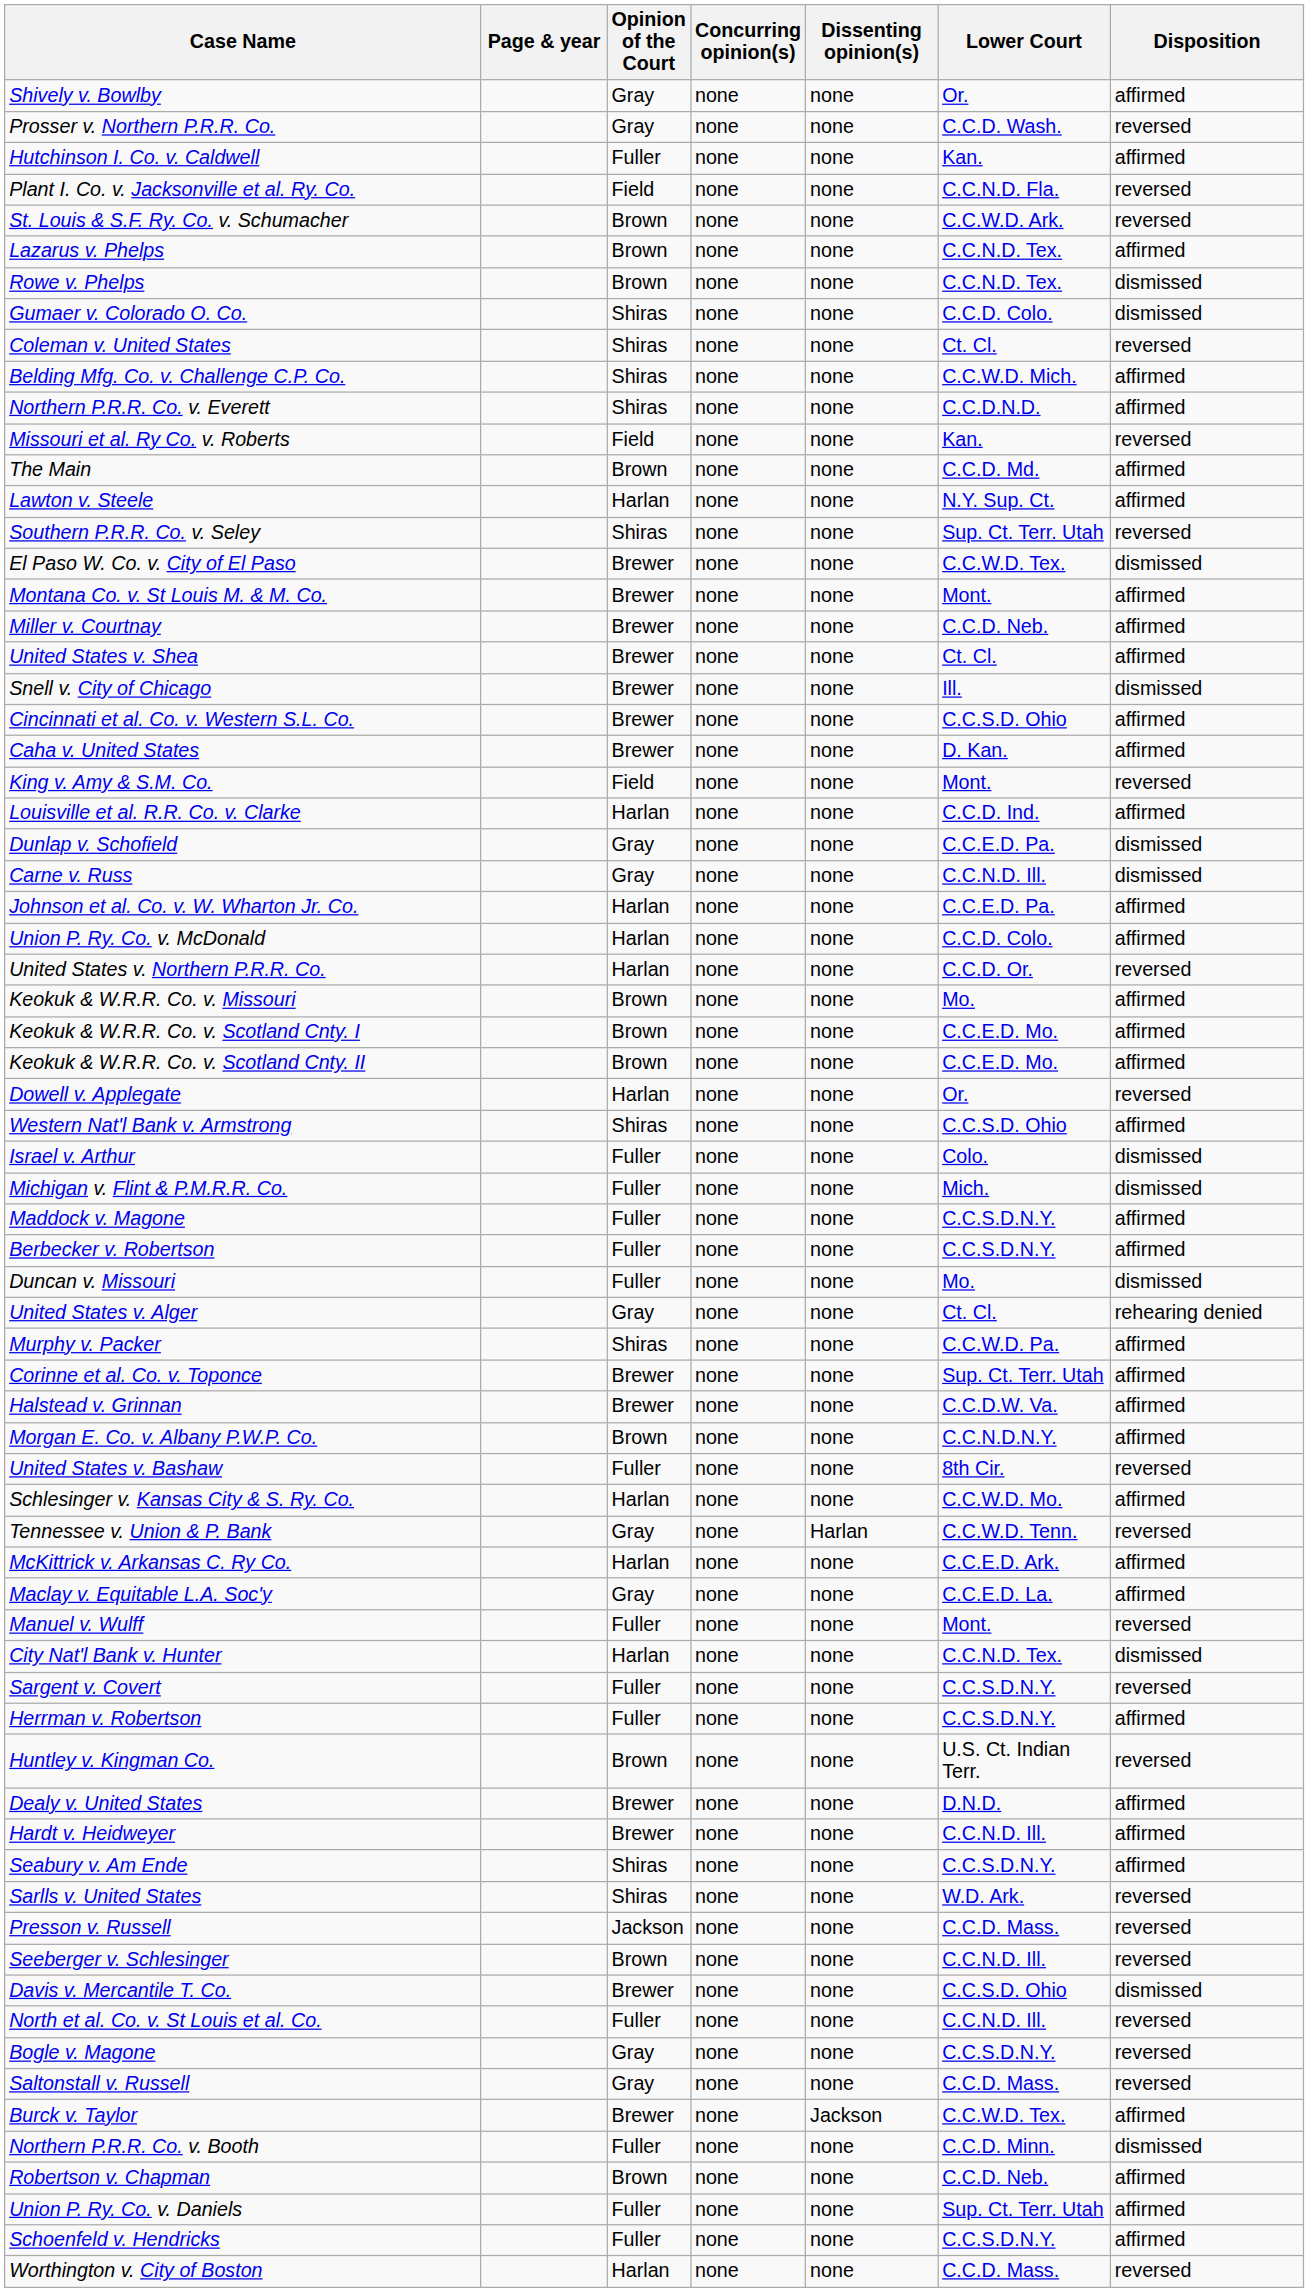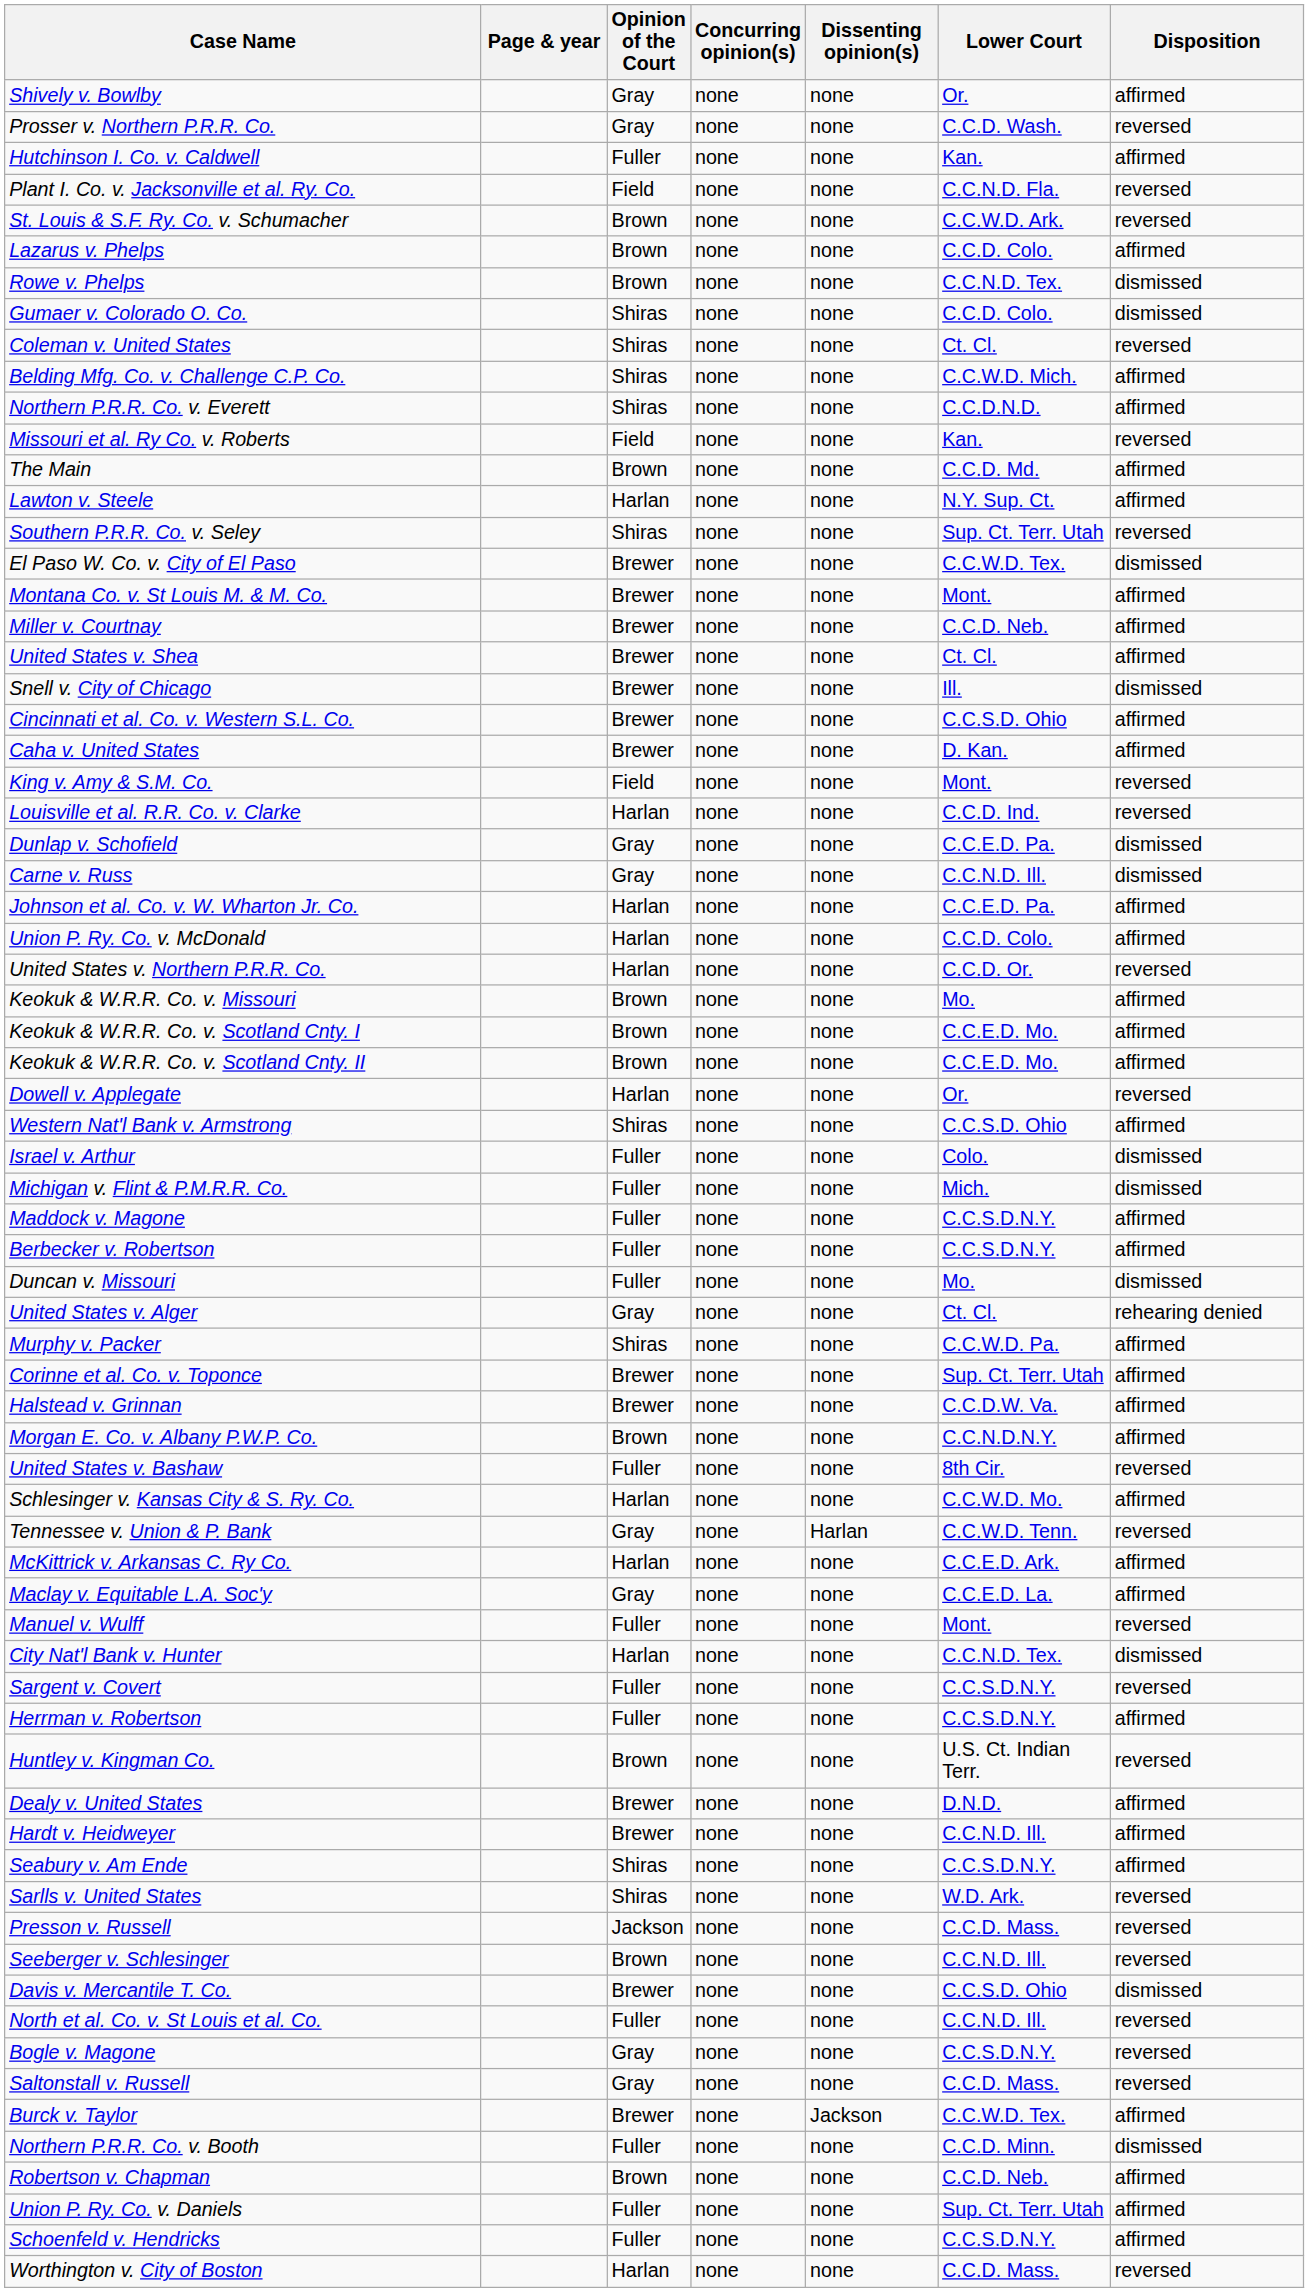(1002, 251) C.C.N.D. Tex. -> (997, 251) C.C.D. Colo.
(1150, 813) affirmed -> (1153, 813) reversed
